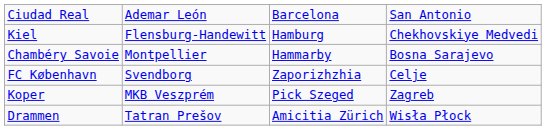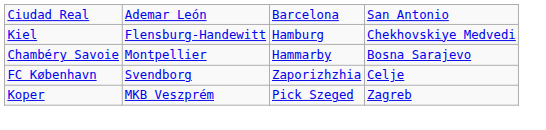- row: (33, 115)
